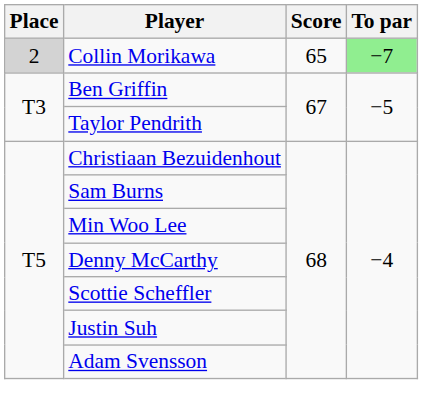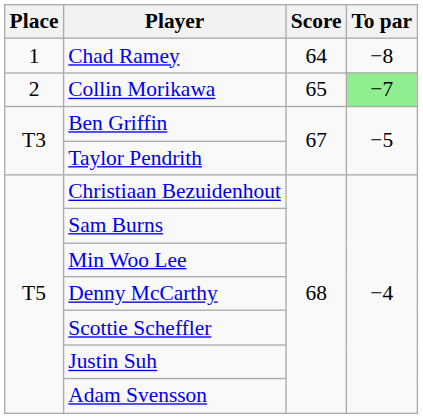+ row: (124, 55)
(34, 55) lightgrey background -> (34, 89) no background
